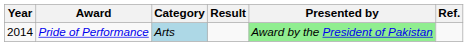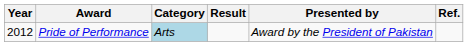(20, 32) 2014 -> (20, 32) 2012
(342, 32) lightgreen background -> (342, 32) no background
